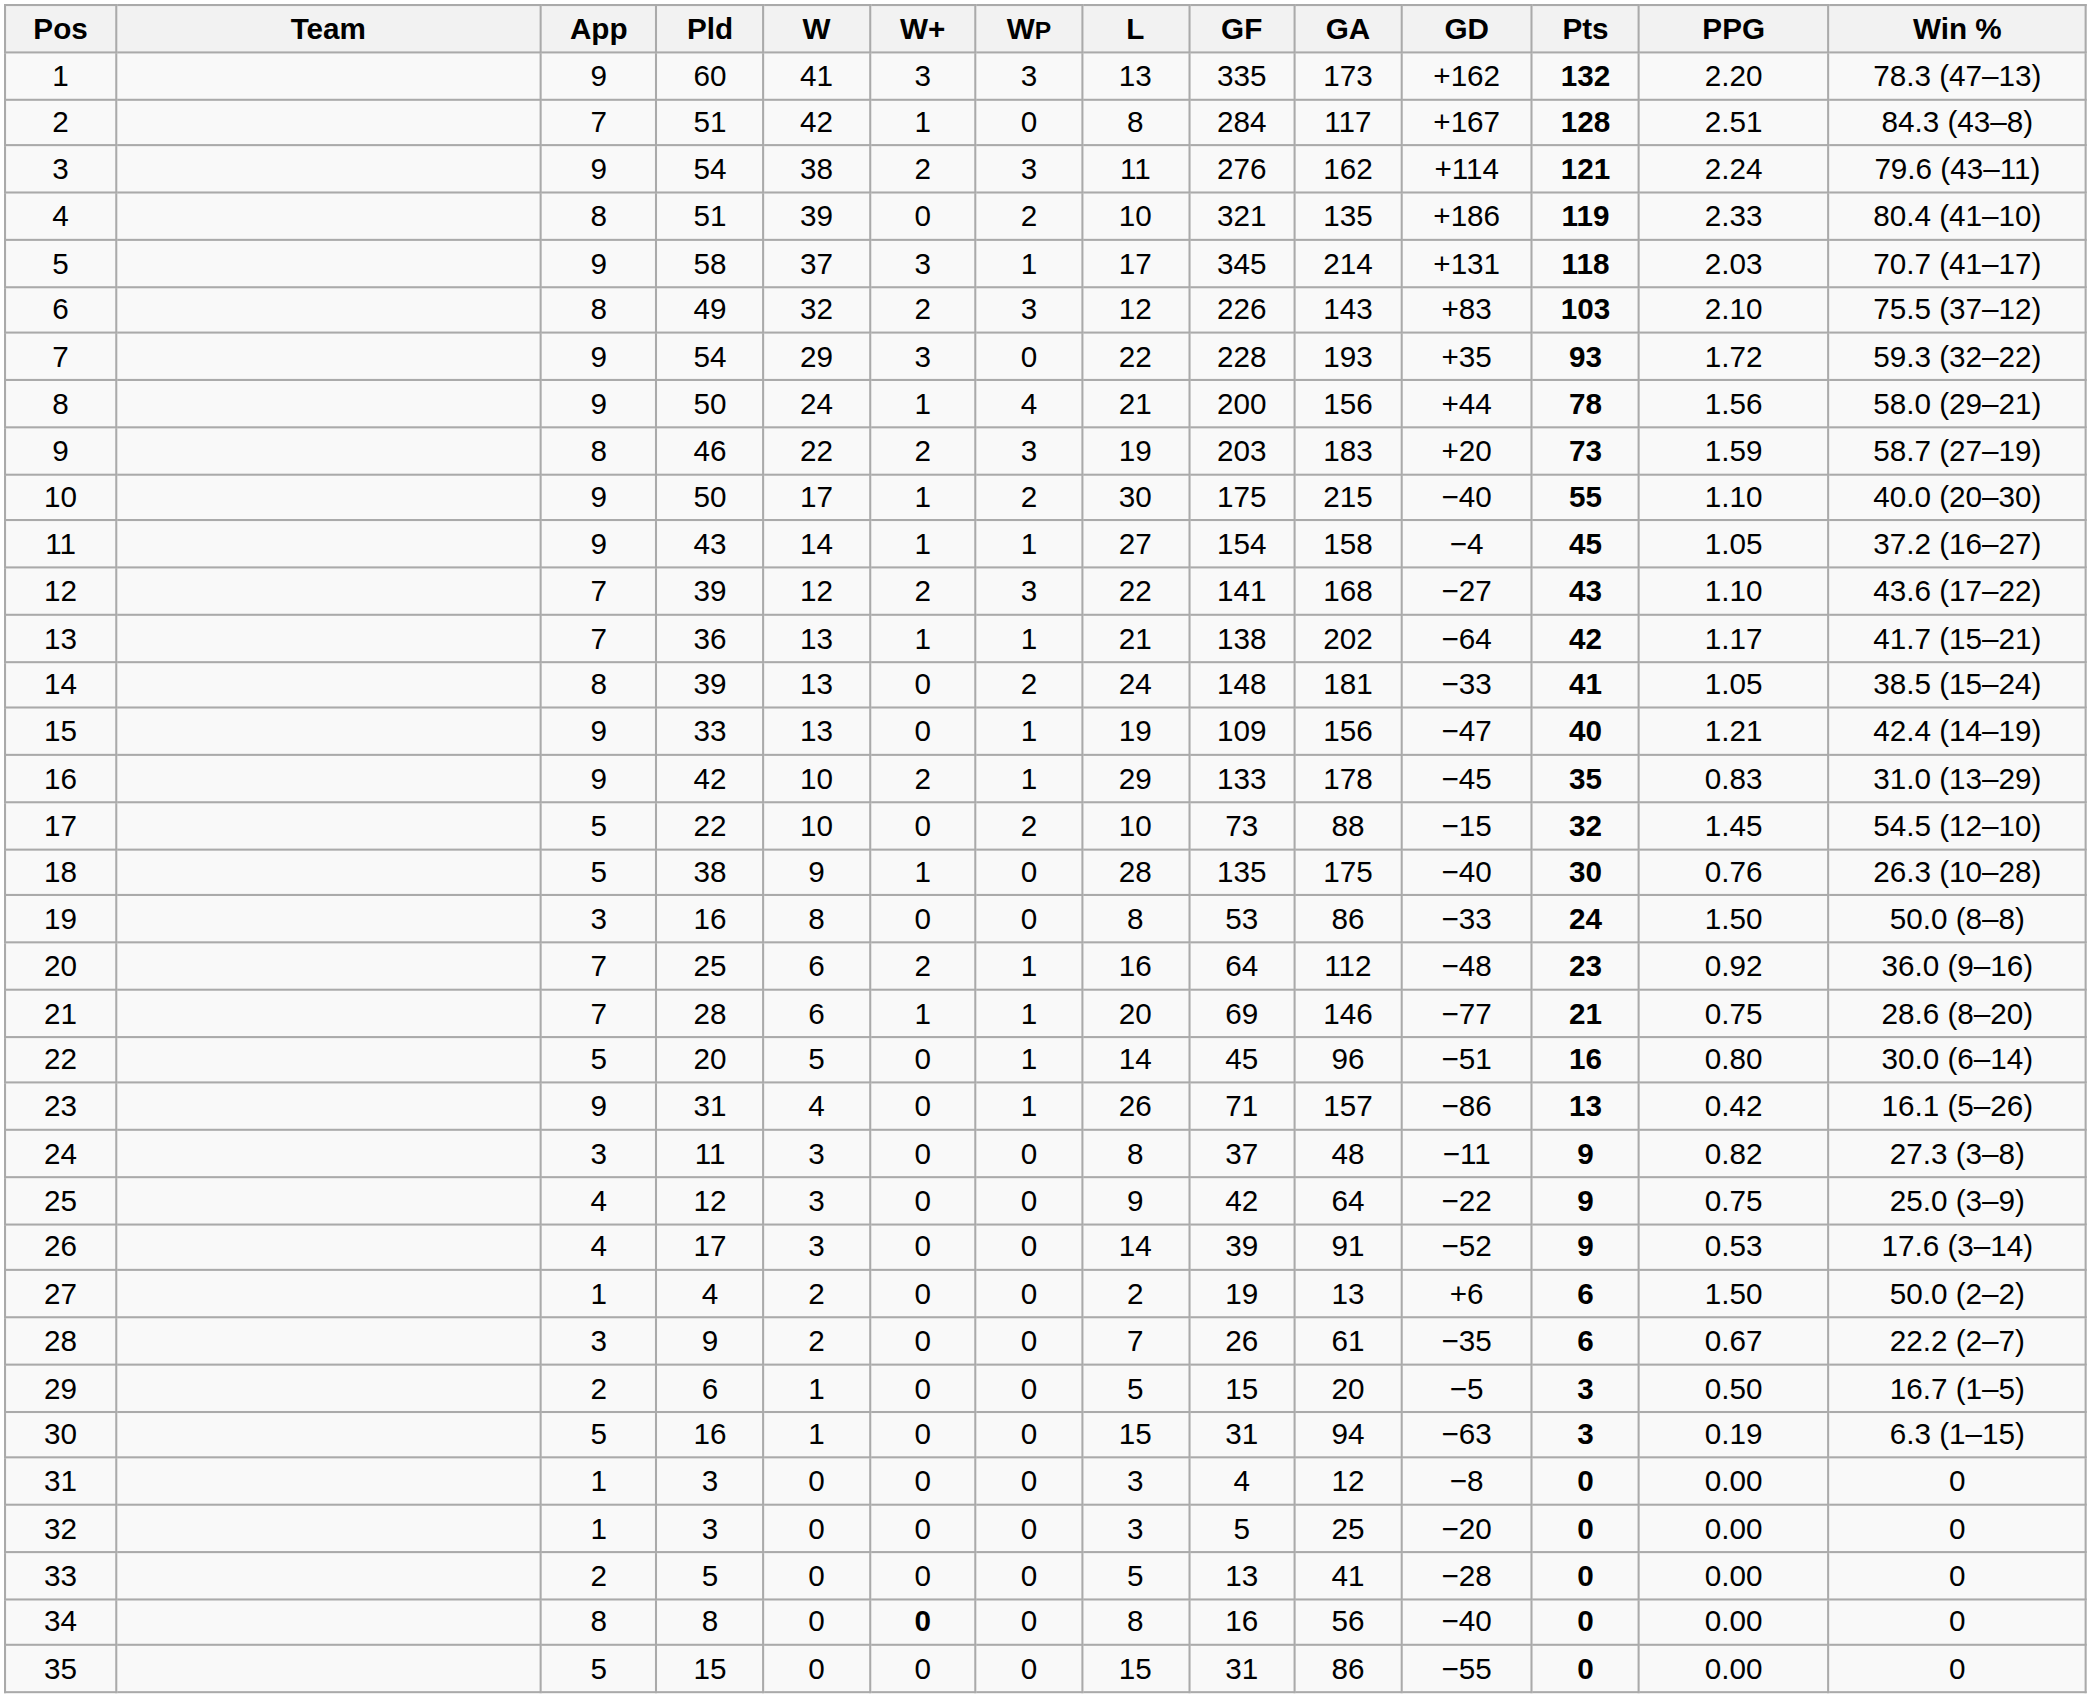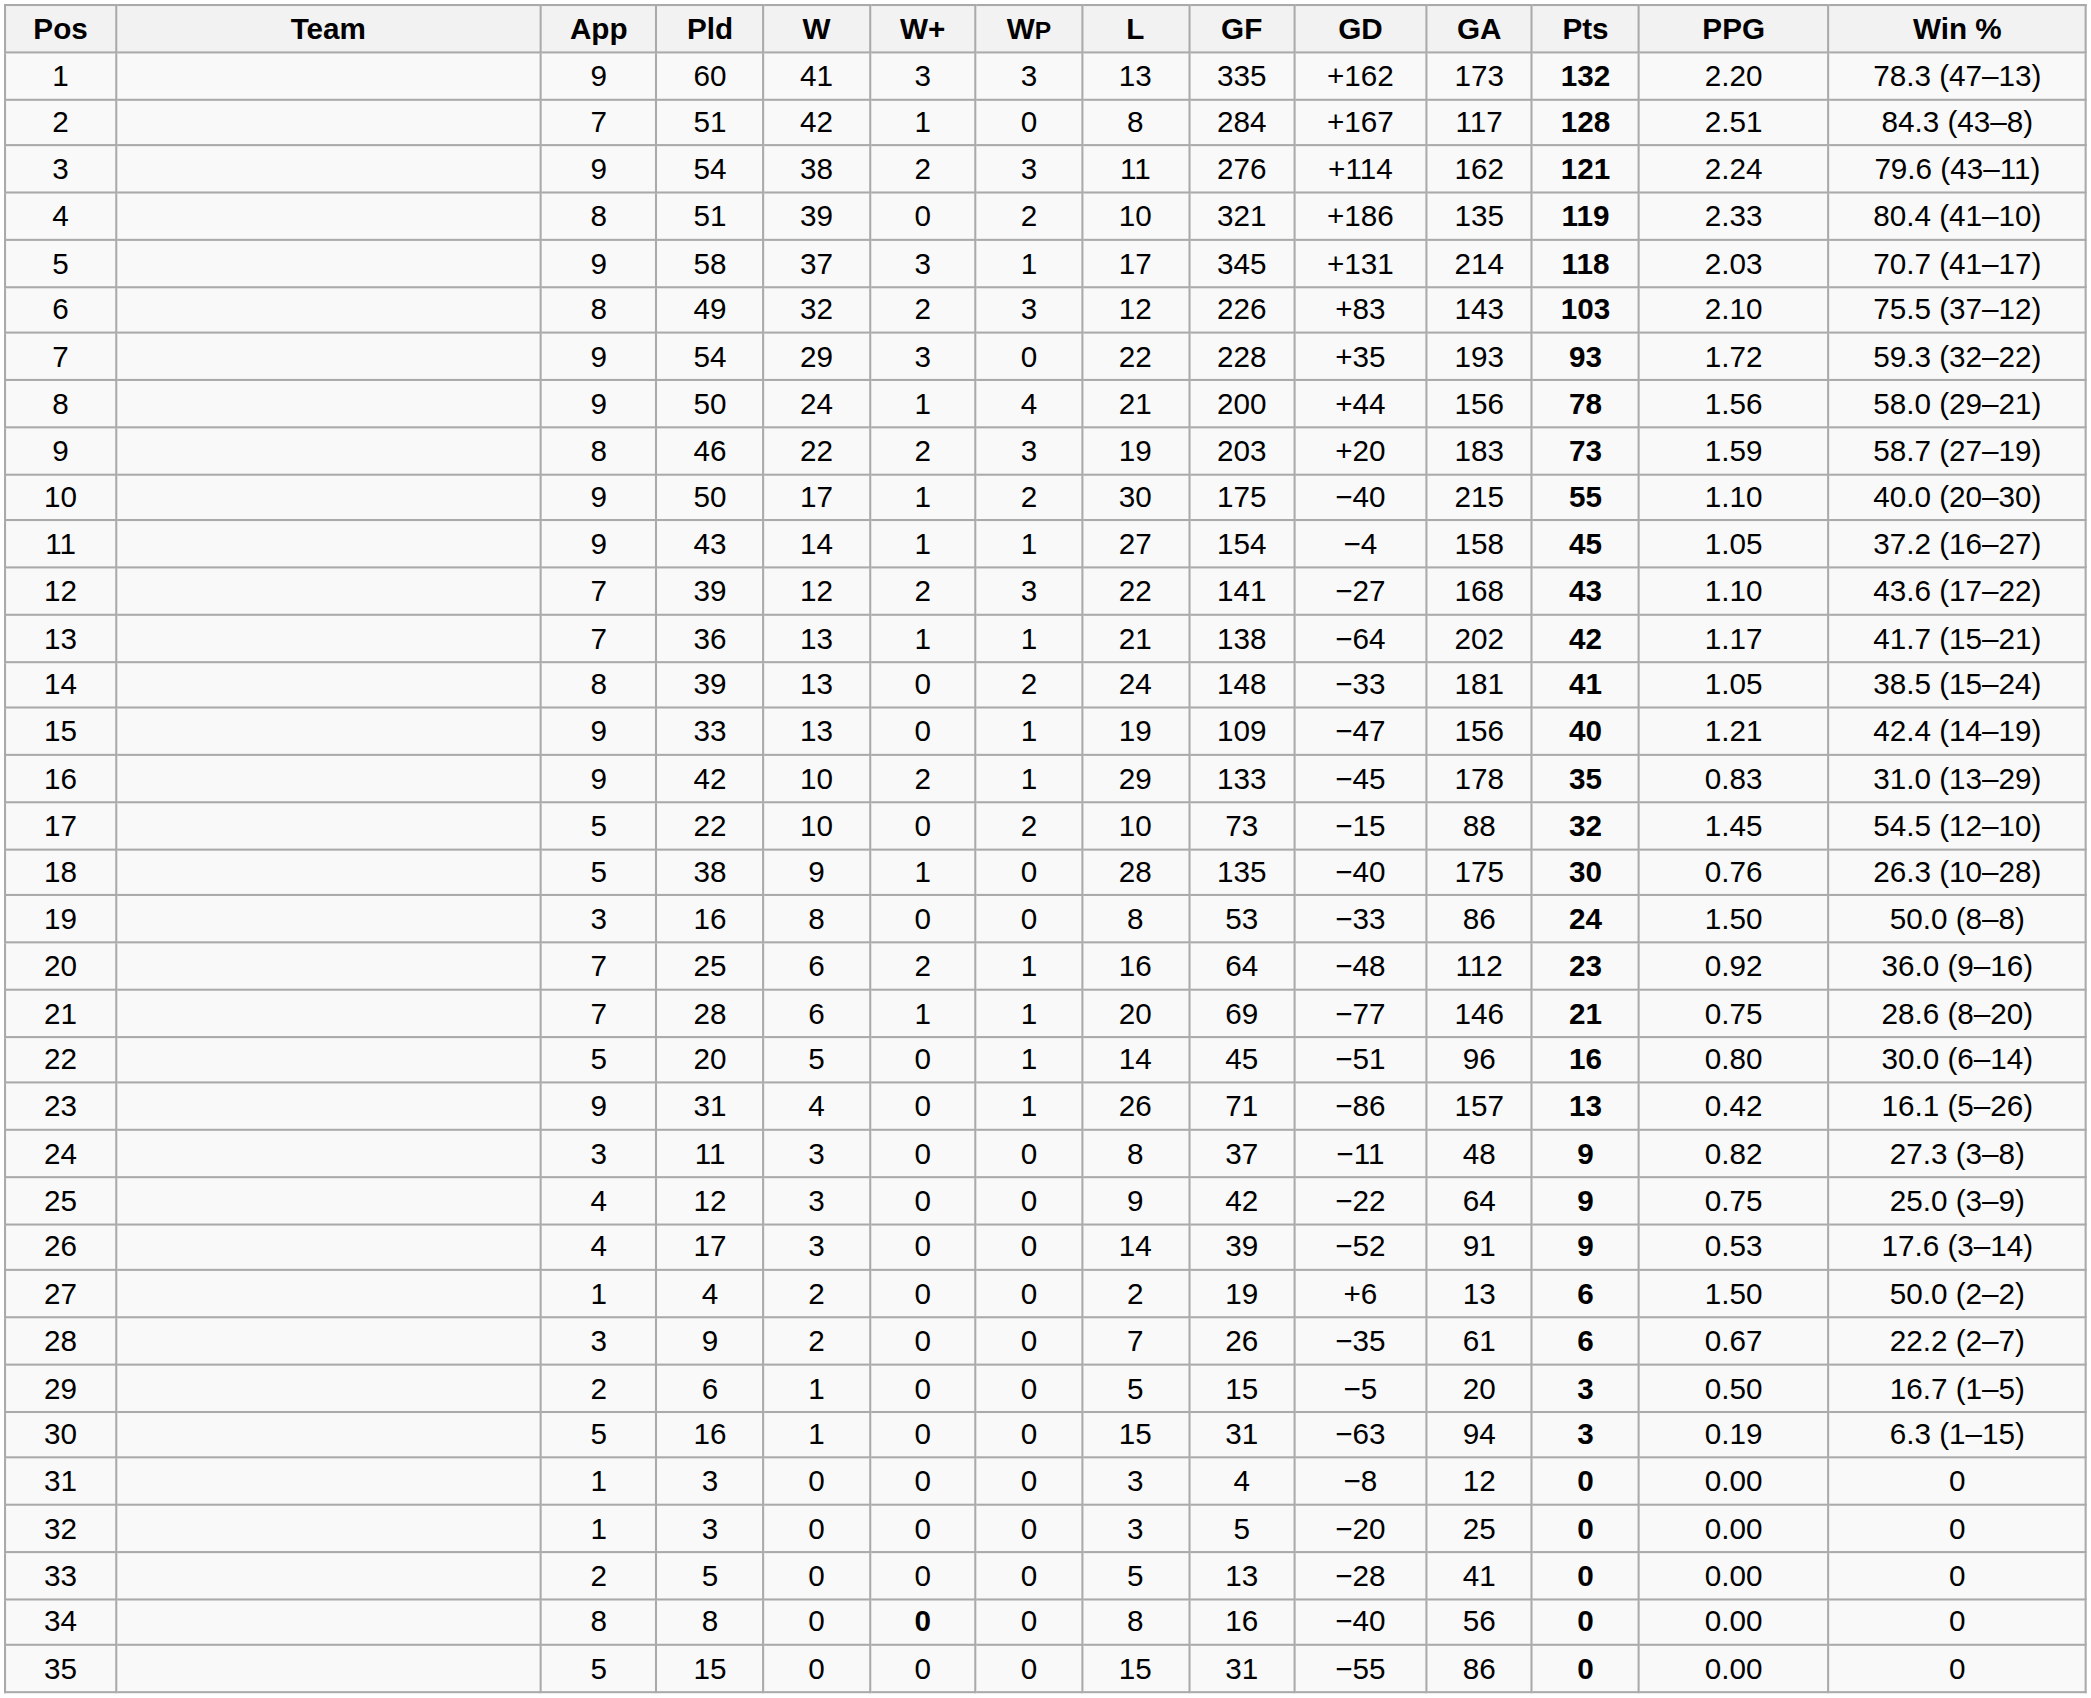columns swapped: (1348, 29) <-> (1467, 29)
